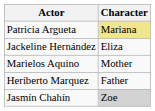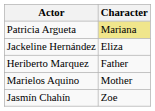rows swapped: (43, 64) <-> (48, 81)
(109, 98) lightgrey background -> (109, 98) no background
